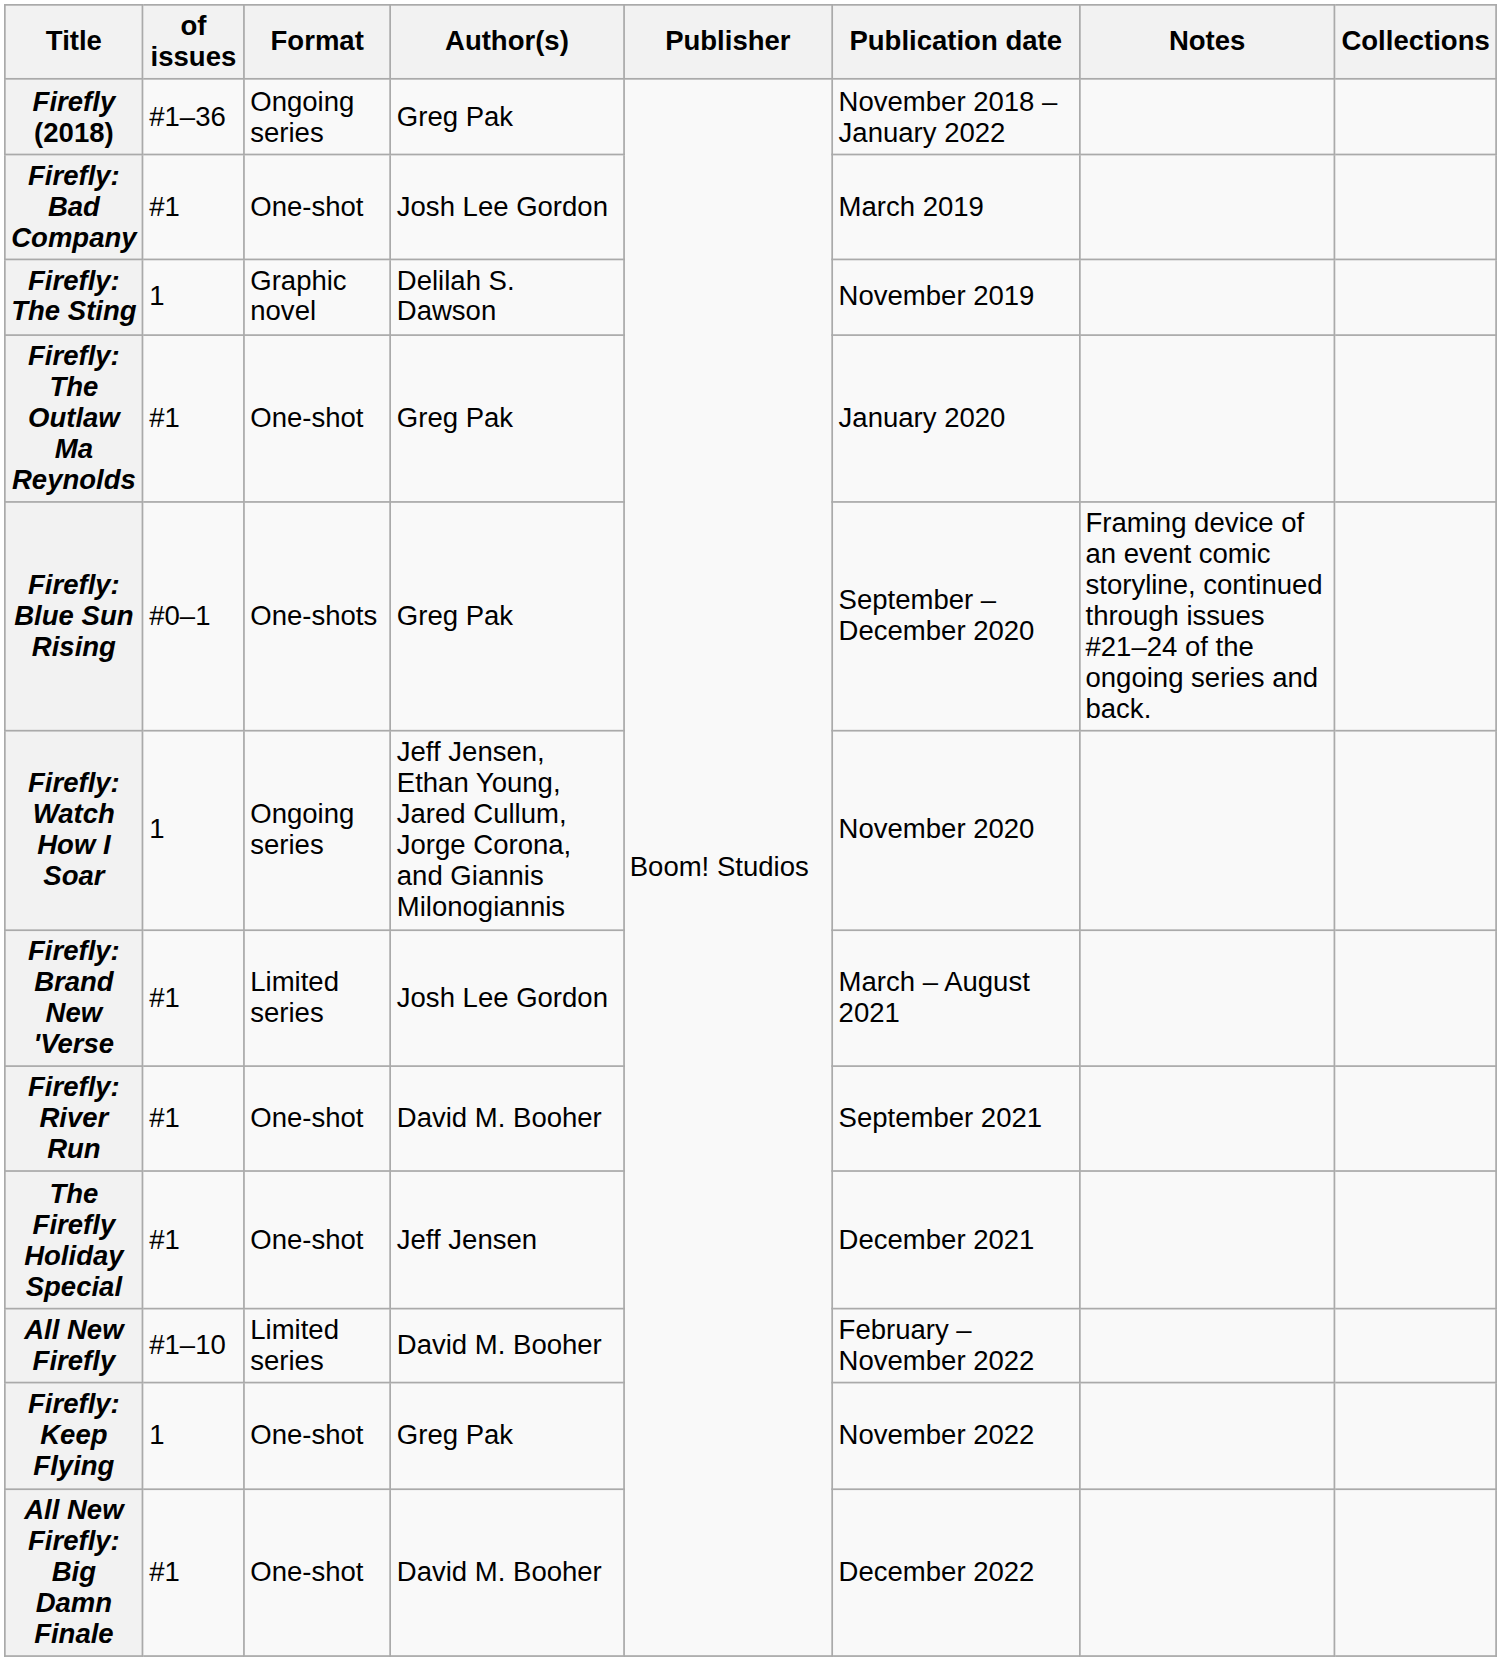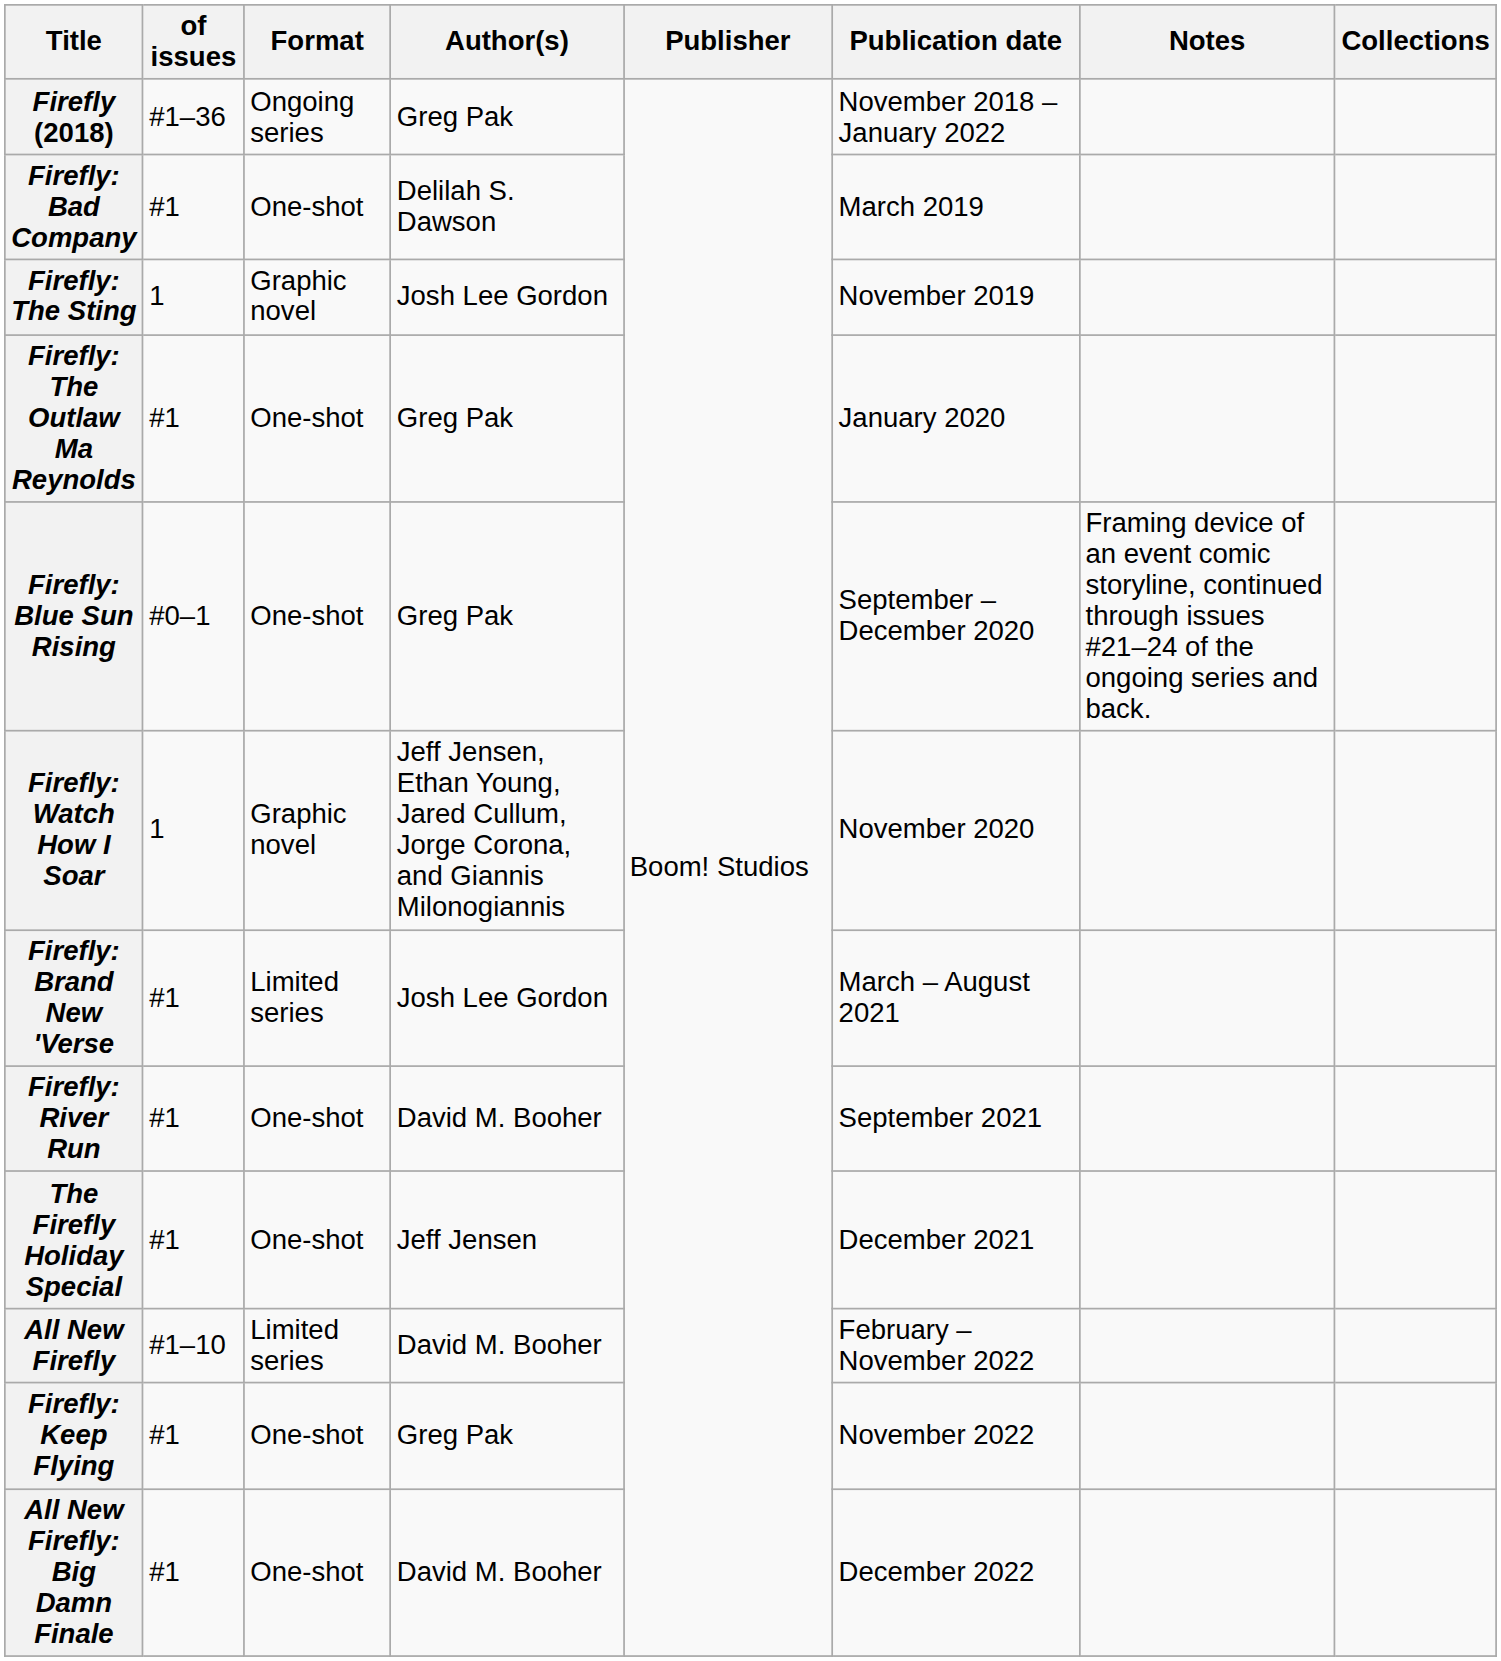(502, 206) Josh Lee Gordon -> (456, 206) Delilah S. Dawson
(456, 296) Delilah S. Dawson -> (502, 296) Josh Lee Gordon
(314, 616) One-shots -> (307, 616) One-shot
(302, 829) Ongoing series -> (298, 829) Graphic novel
(157, 1435) 1 -> (165, 1435) #1
